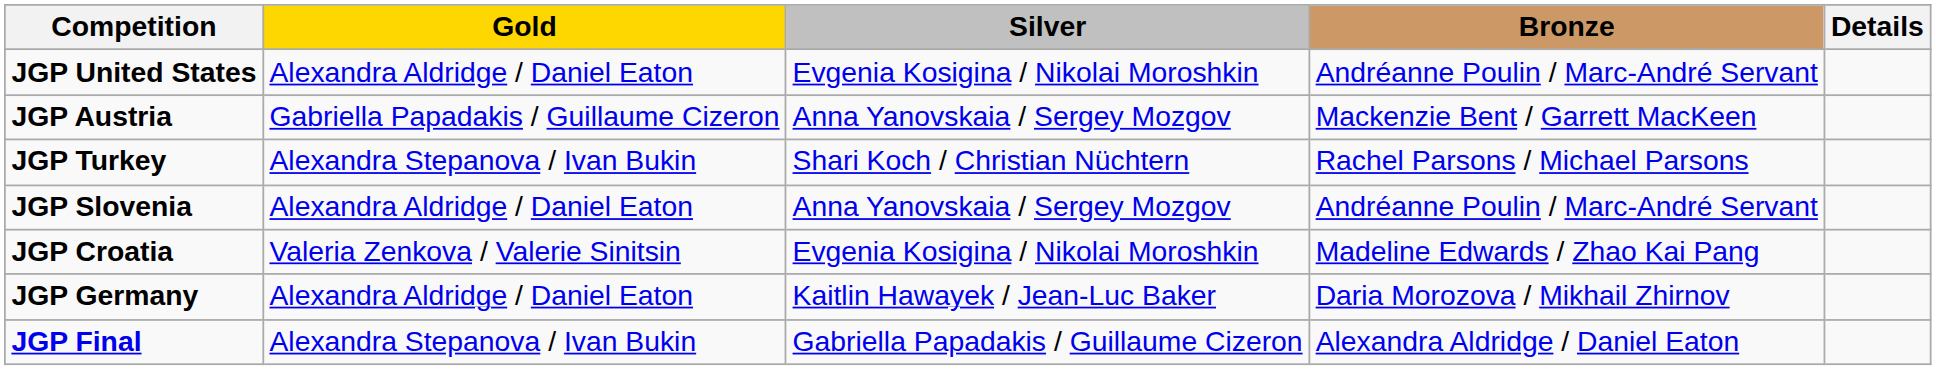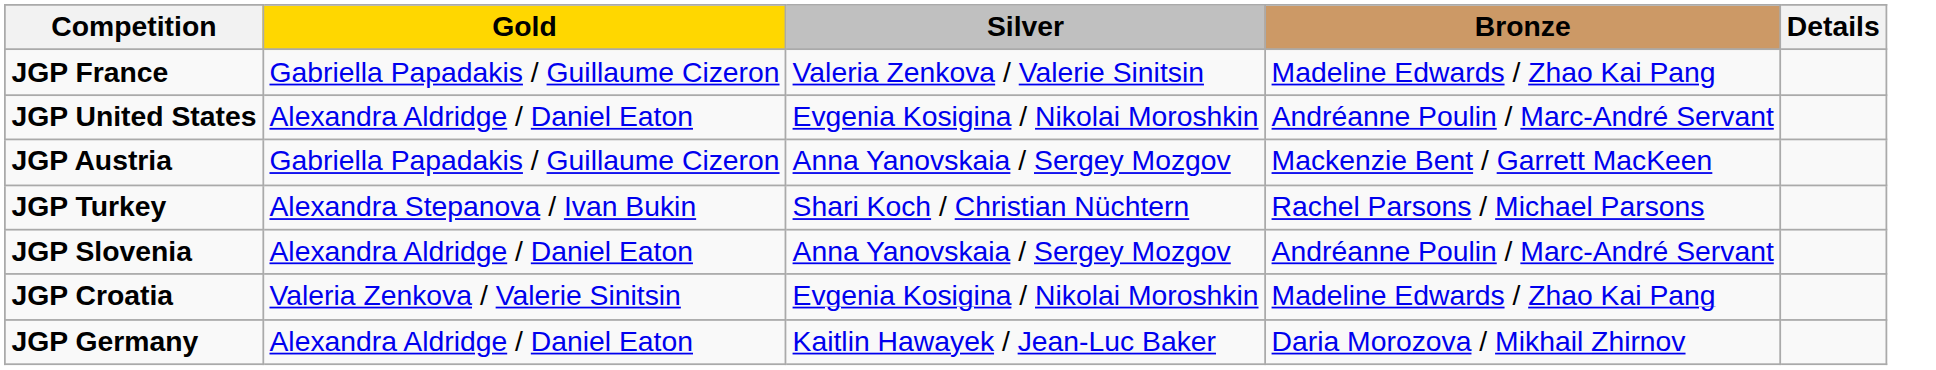+ row: (90, 71)
- row: (76, 341)
